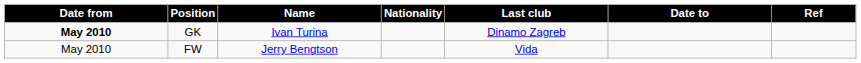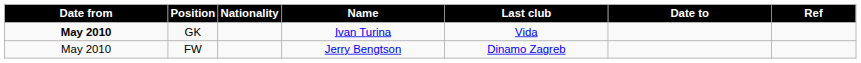columns swapped: (413, 14) <-> (300, 14)
(526, 32) Dinamo Zagreb -> (526, 32) Vida
(526, 50) Vida -> (526, 50) Dinamo Zagreb
